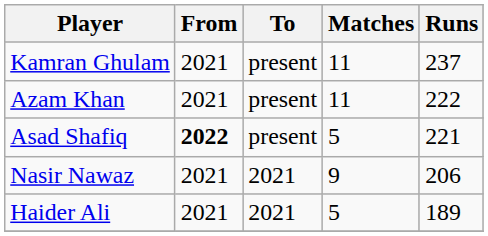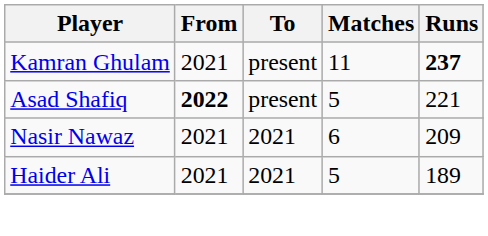(443, 61) normal -> (443, 61) bold
- row: (67, 99)
(334, 174) 9 -> (334, 136) 6
(443, 174) 206 -> (443, 136) 209
